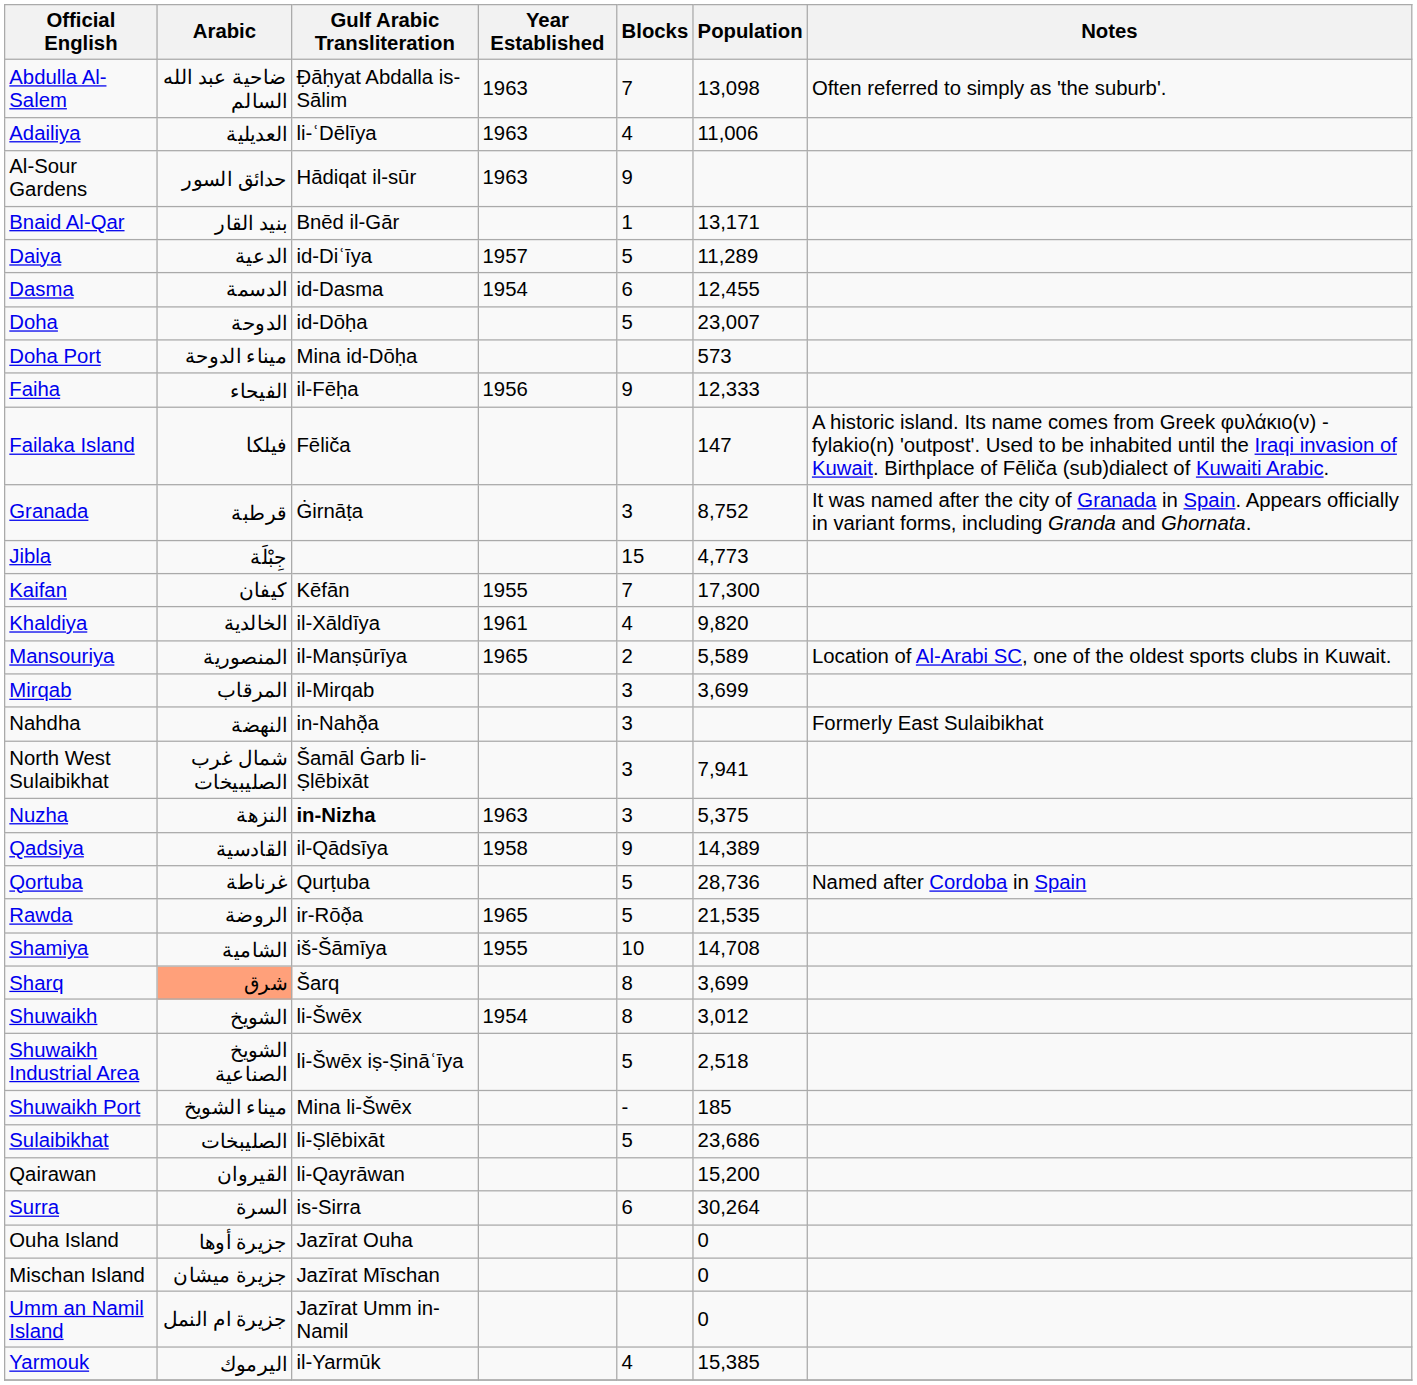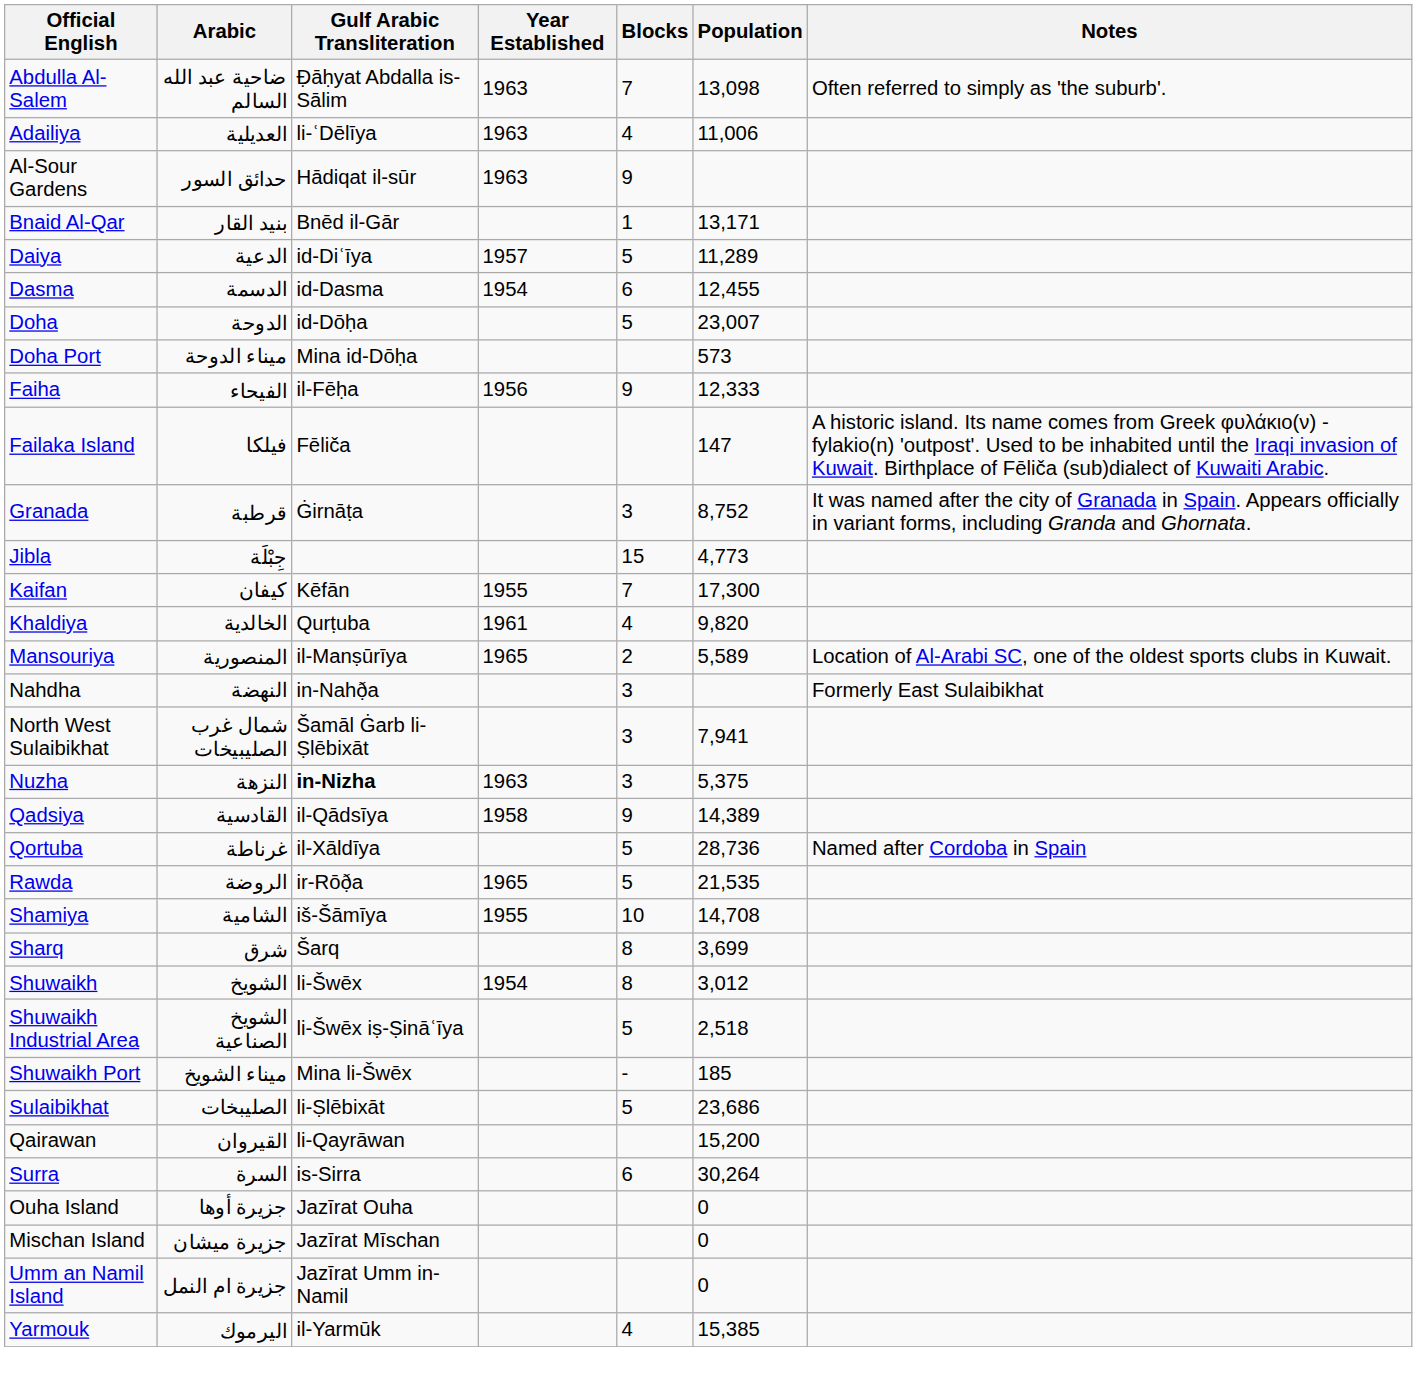(338, 623) il-Xāldīya -> (333, 623) Qurṭuba
- row: (40, 690)
(333, 882) Qurṭuba -> (338, 848) il-Xāldīya
(266, 983) lightsalmon background -> (266, 949) no background
